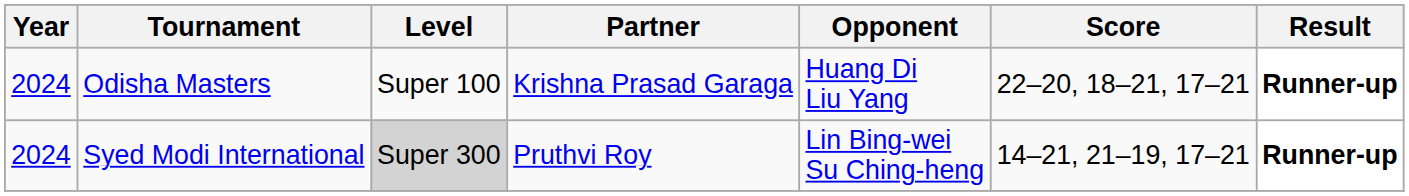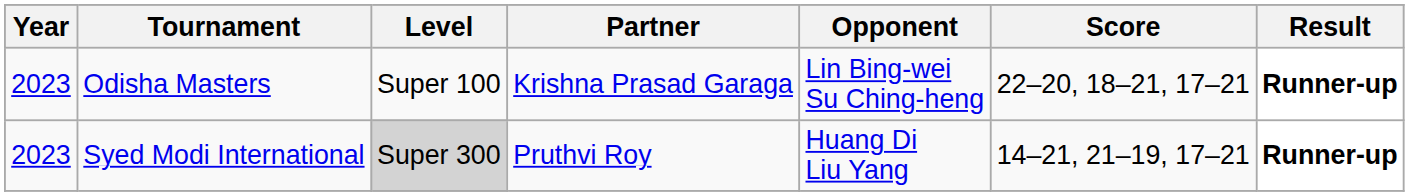(41, 84) 2024 -> (41, 84) 2023
(861, 84) Huang Di Liu Yang -> (895, 84) Lin Bing-wei Su Ching-heng
(41, 156) 2024 -> (41, 156) 2023
(895, 156) Lin Bing-wei Su Ching-heng -> (861, 156) Huang Di Liu Yang
